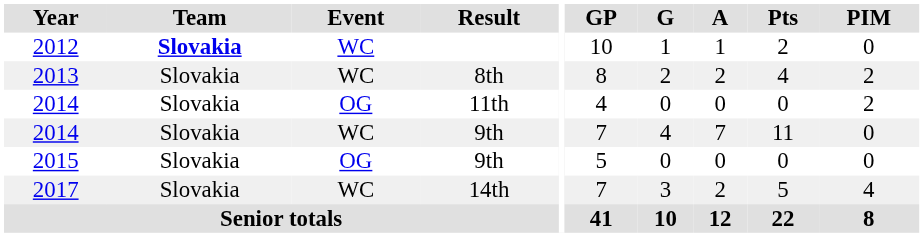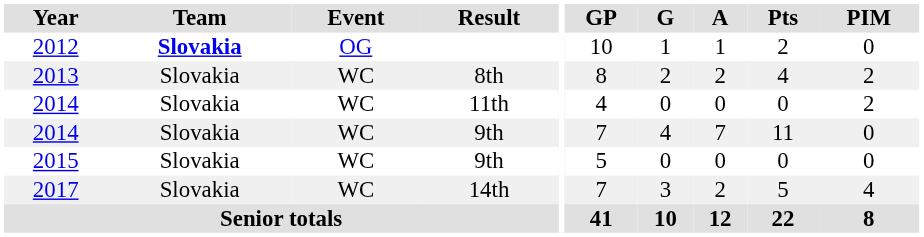(356, 46) WC -> (356, 46) OG
(356, 103) OG -> (356, 103) WC
(356, 161) OG -> (356, 161) WC
